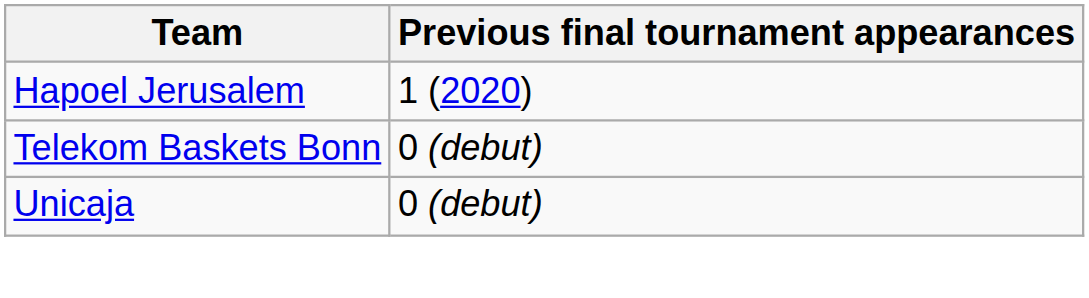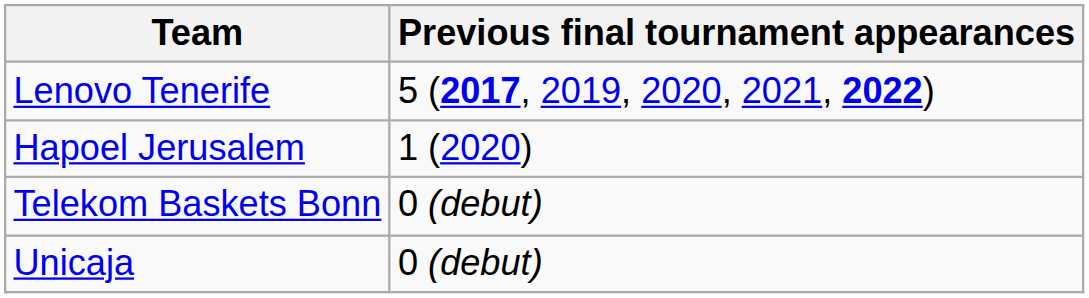+ row: (142, 90)
